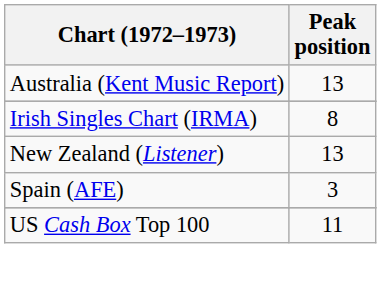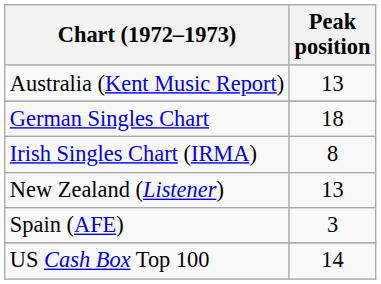+ row: (109, 118)
(333, 225) 11 -> (333, 260) 14
